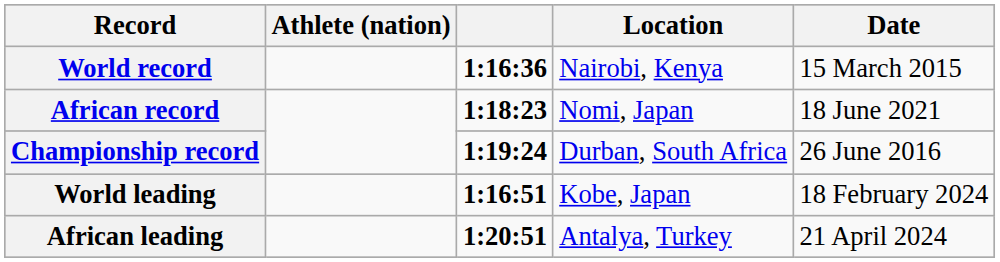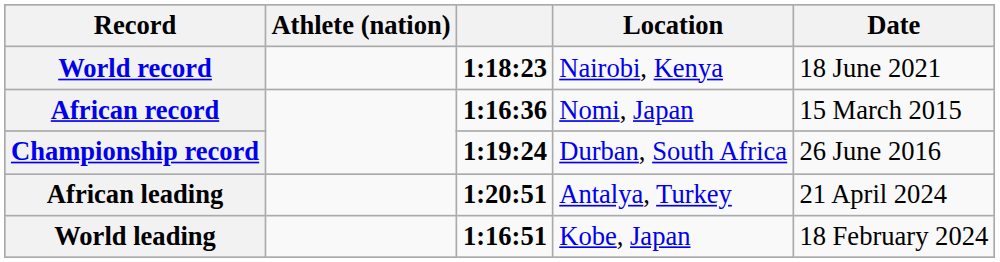(505, 67) 1:16:36 -> (505, 67) 1:18:23
(881, 67) 15 March 2015 -> (870, 67) 18 June 2021
(505, 109) 1:18:23 -> (505, 109) 1:16:36
(870, 109) 18 June 2021 -> (881, 109) 15 March 2015
rows swapped: (135, 194) <-> (135, 236)
